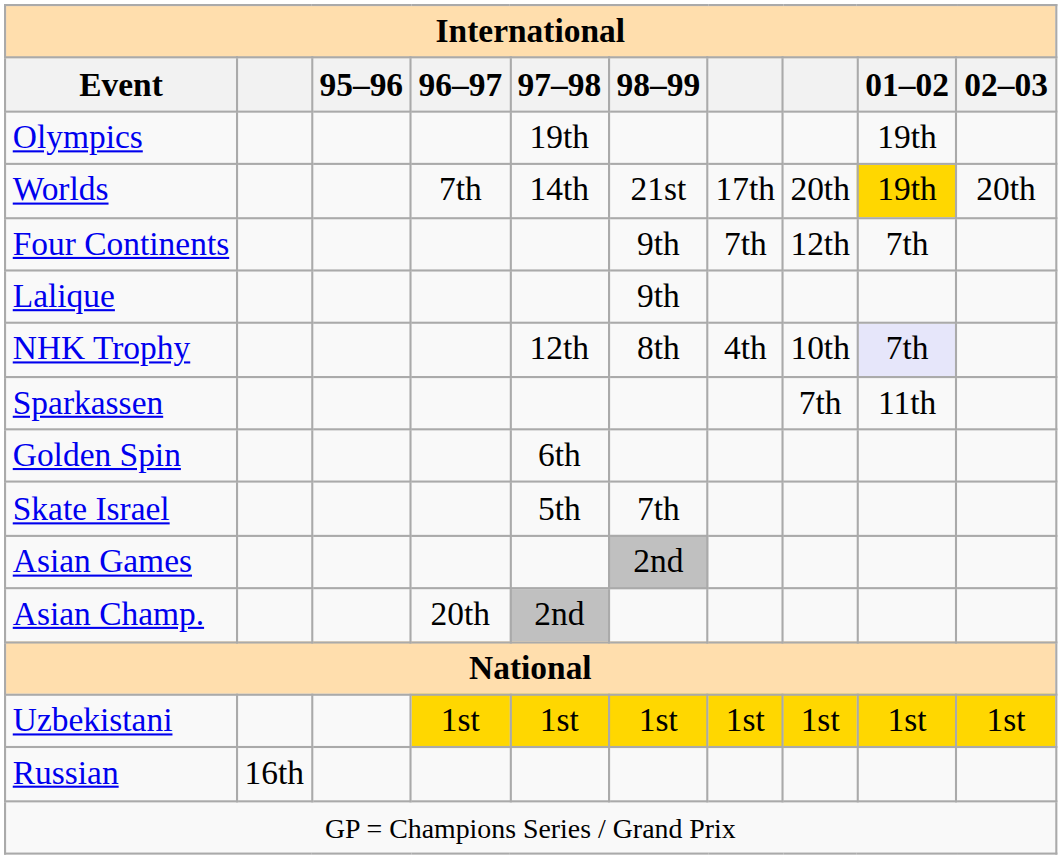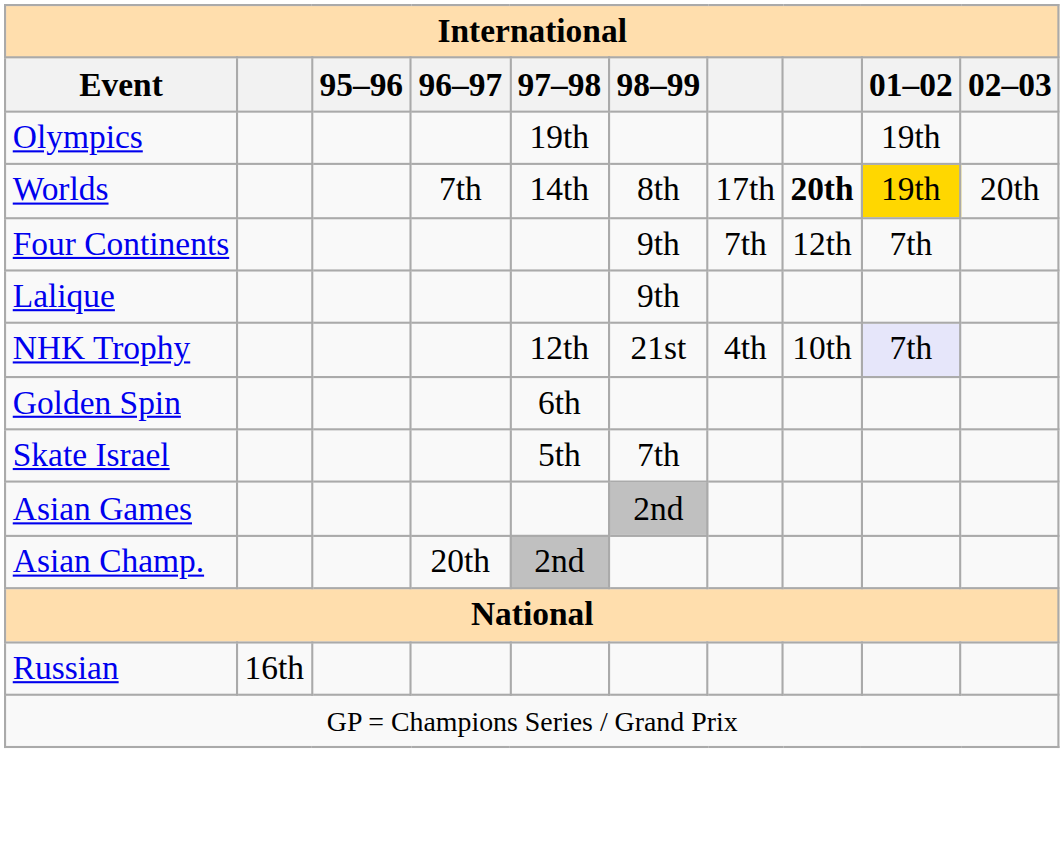(658, 190) 21st -> (658, 190) 8th
(820, 190) normal -> (822, 190) bold
(658, 349) 8th -> (658, 349) 21st
- row: (88, 402)
- row: (93, 720)
